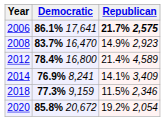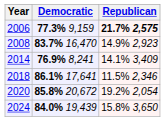(65, 28) 86.1% 17,641 -> (65, 28) 77.3% 9,159
- row: (19, 60)
(65, 92) 77.3% 9,159 -> (65, 76) 86.1% 17,641
+ row: (19, 108)
